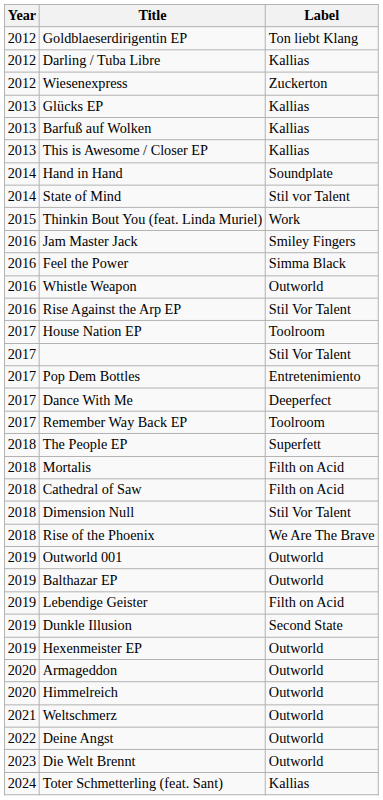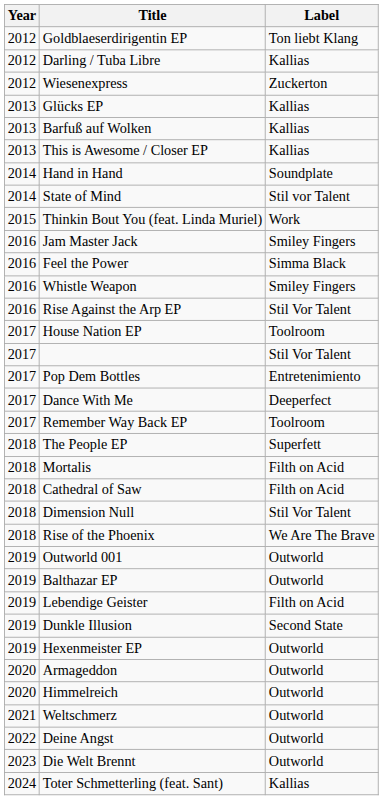(296, 286) Outworld -> (312, 286) Smiley Fingers
